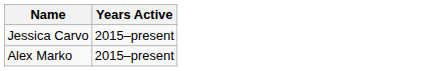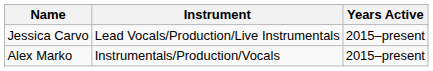+ column: (217, 14)
